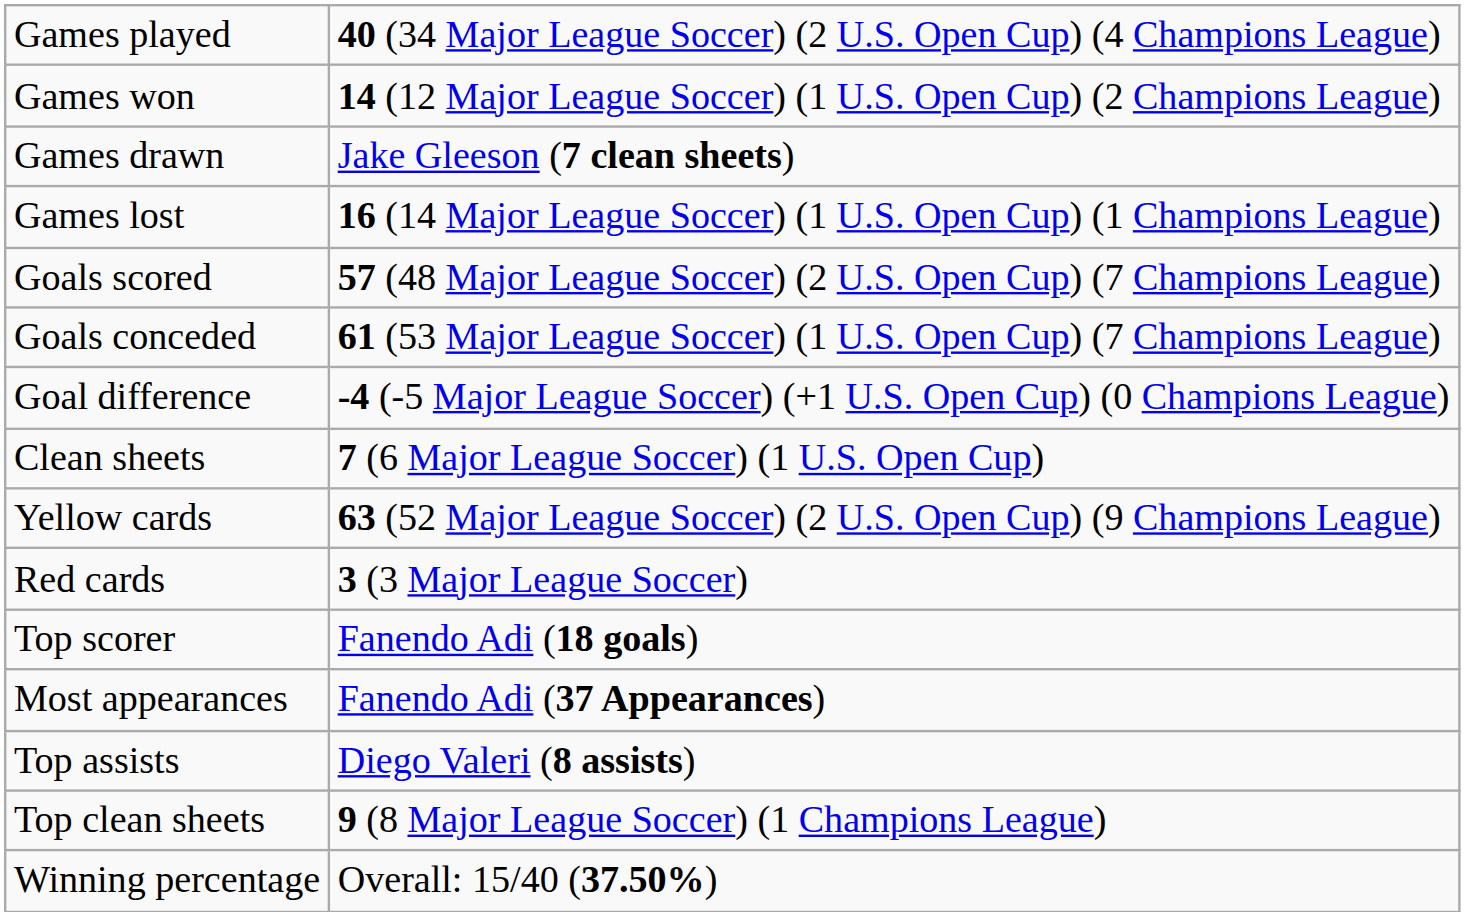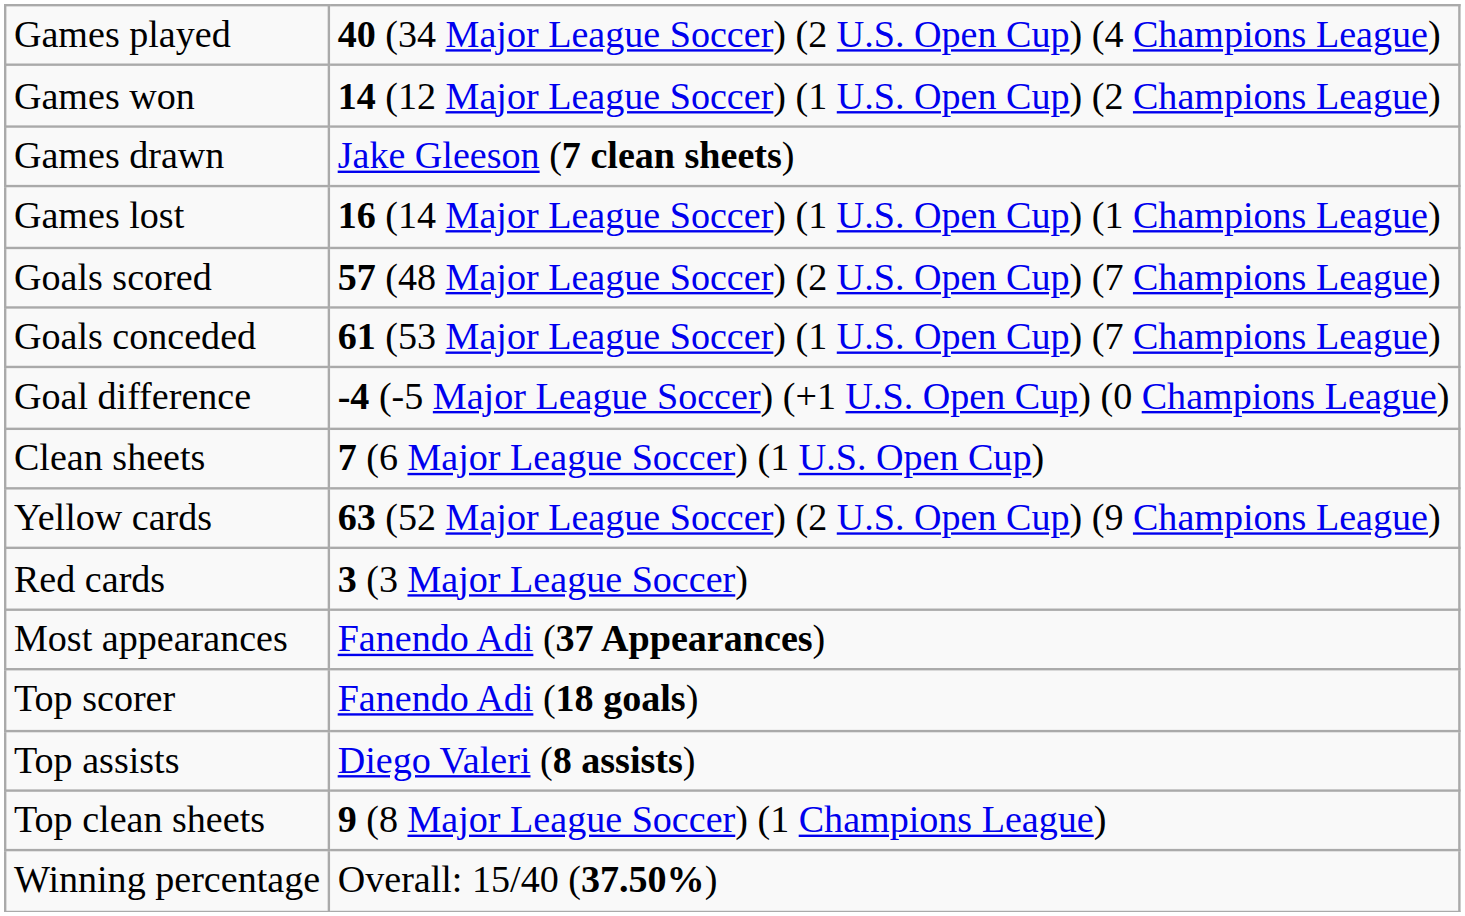rows swapped: (151, 699) <-> (95, 638)
